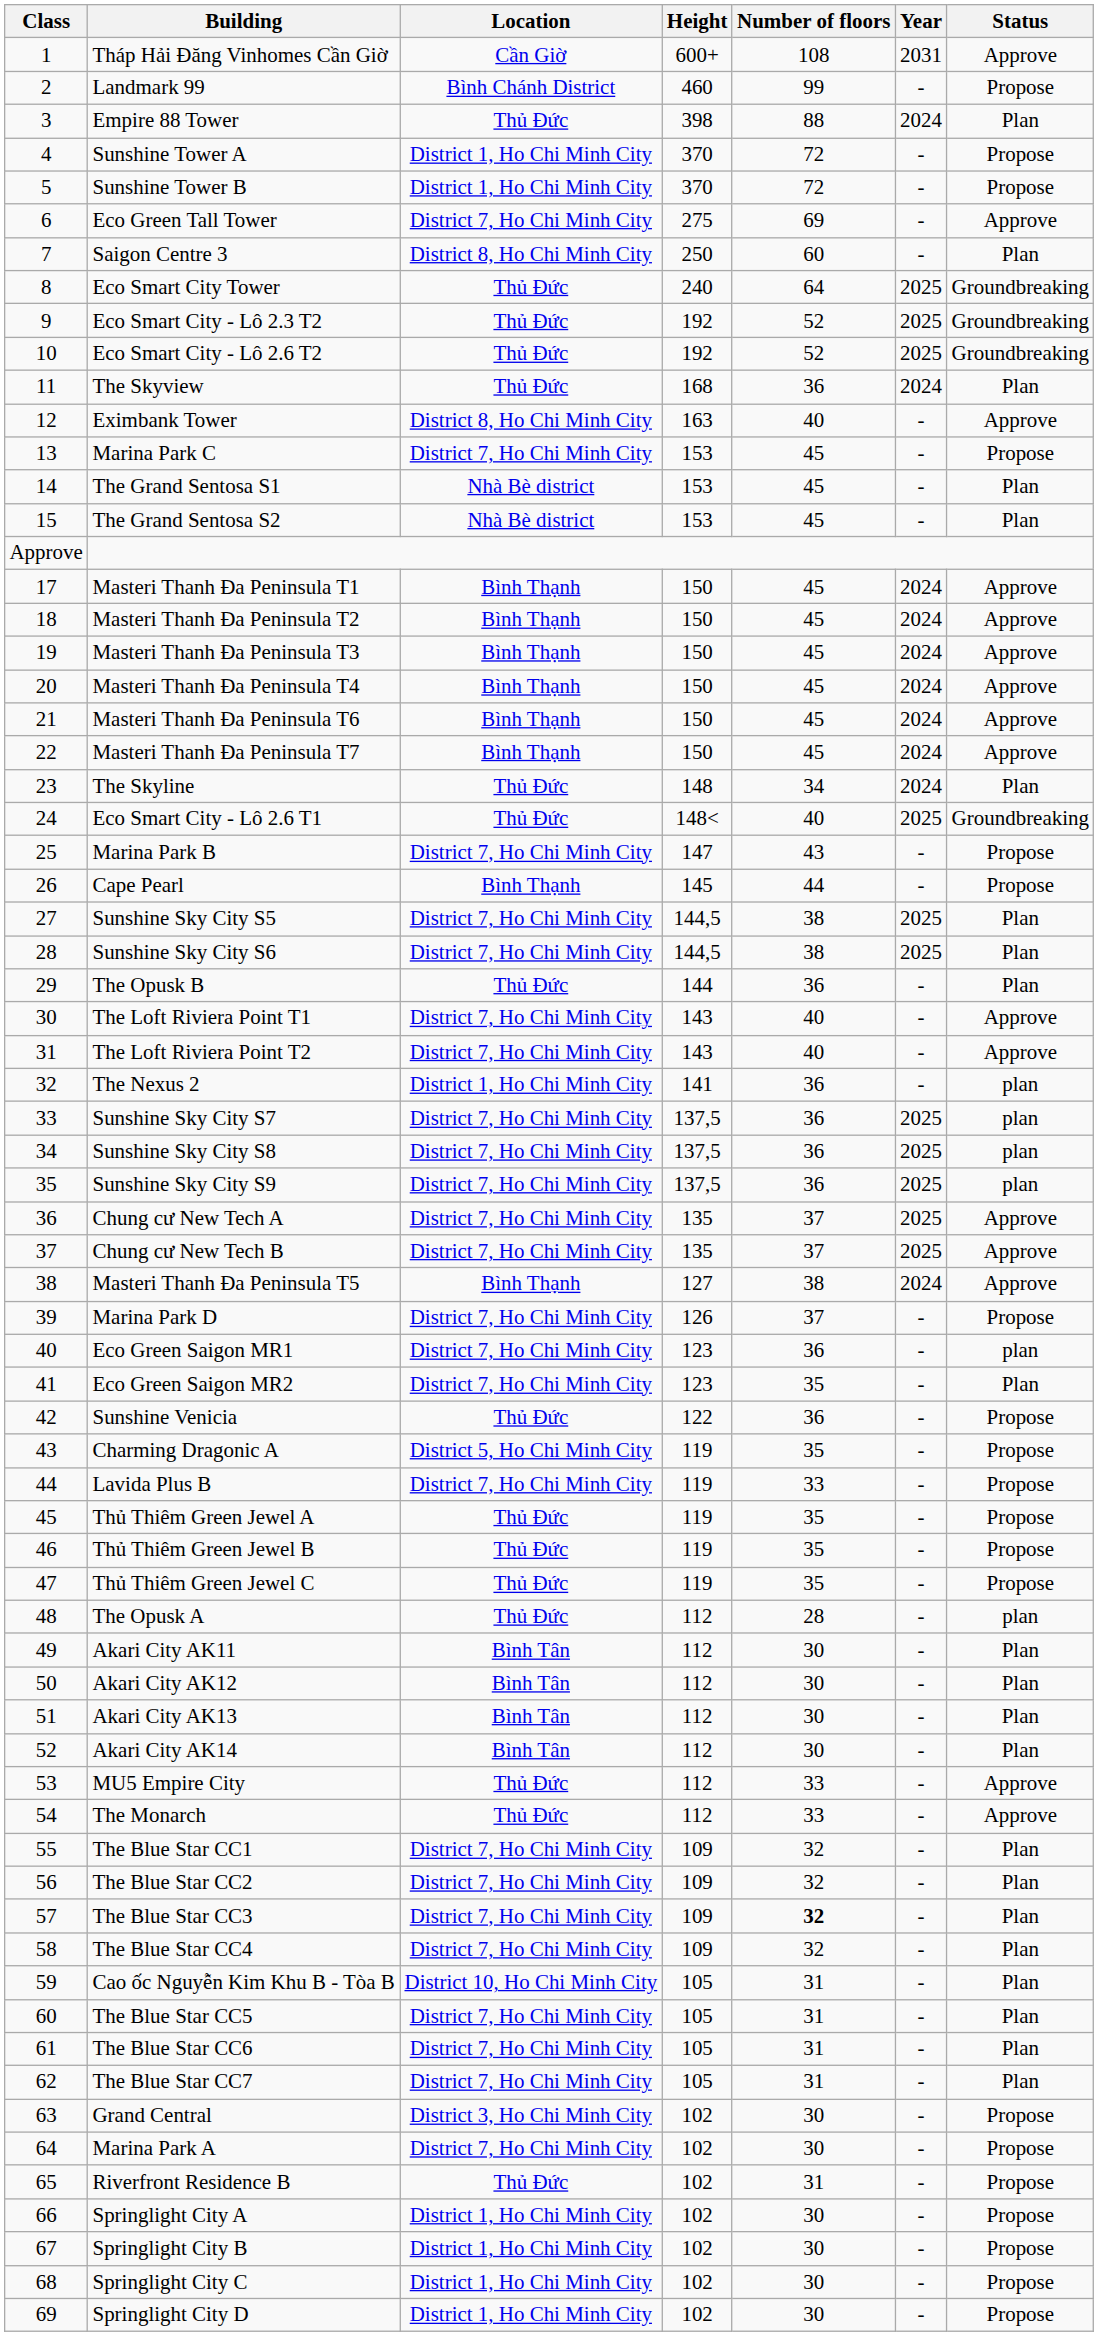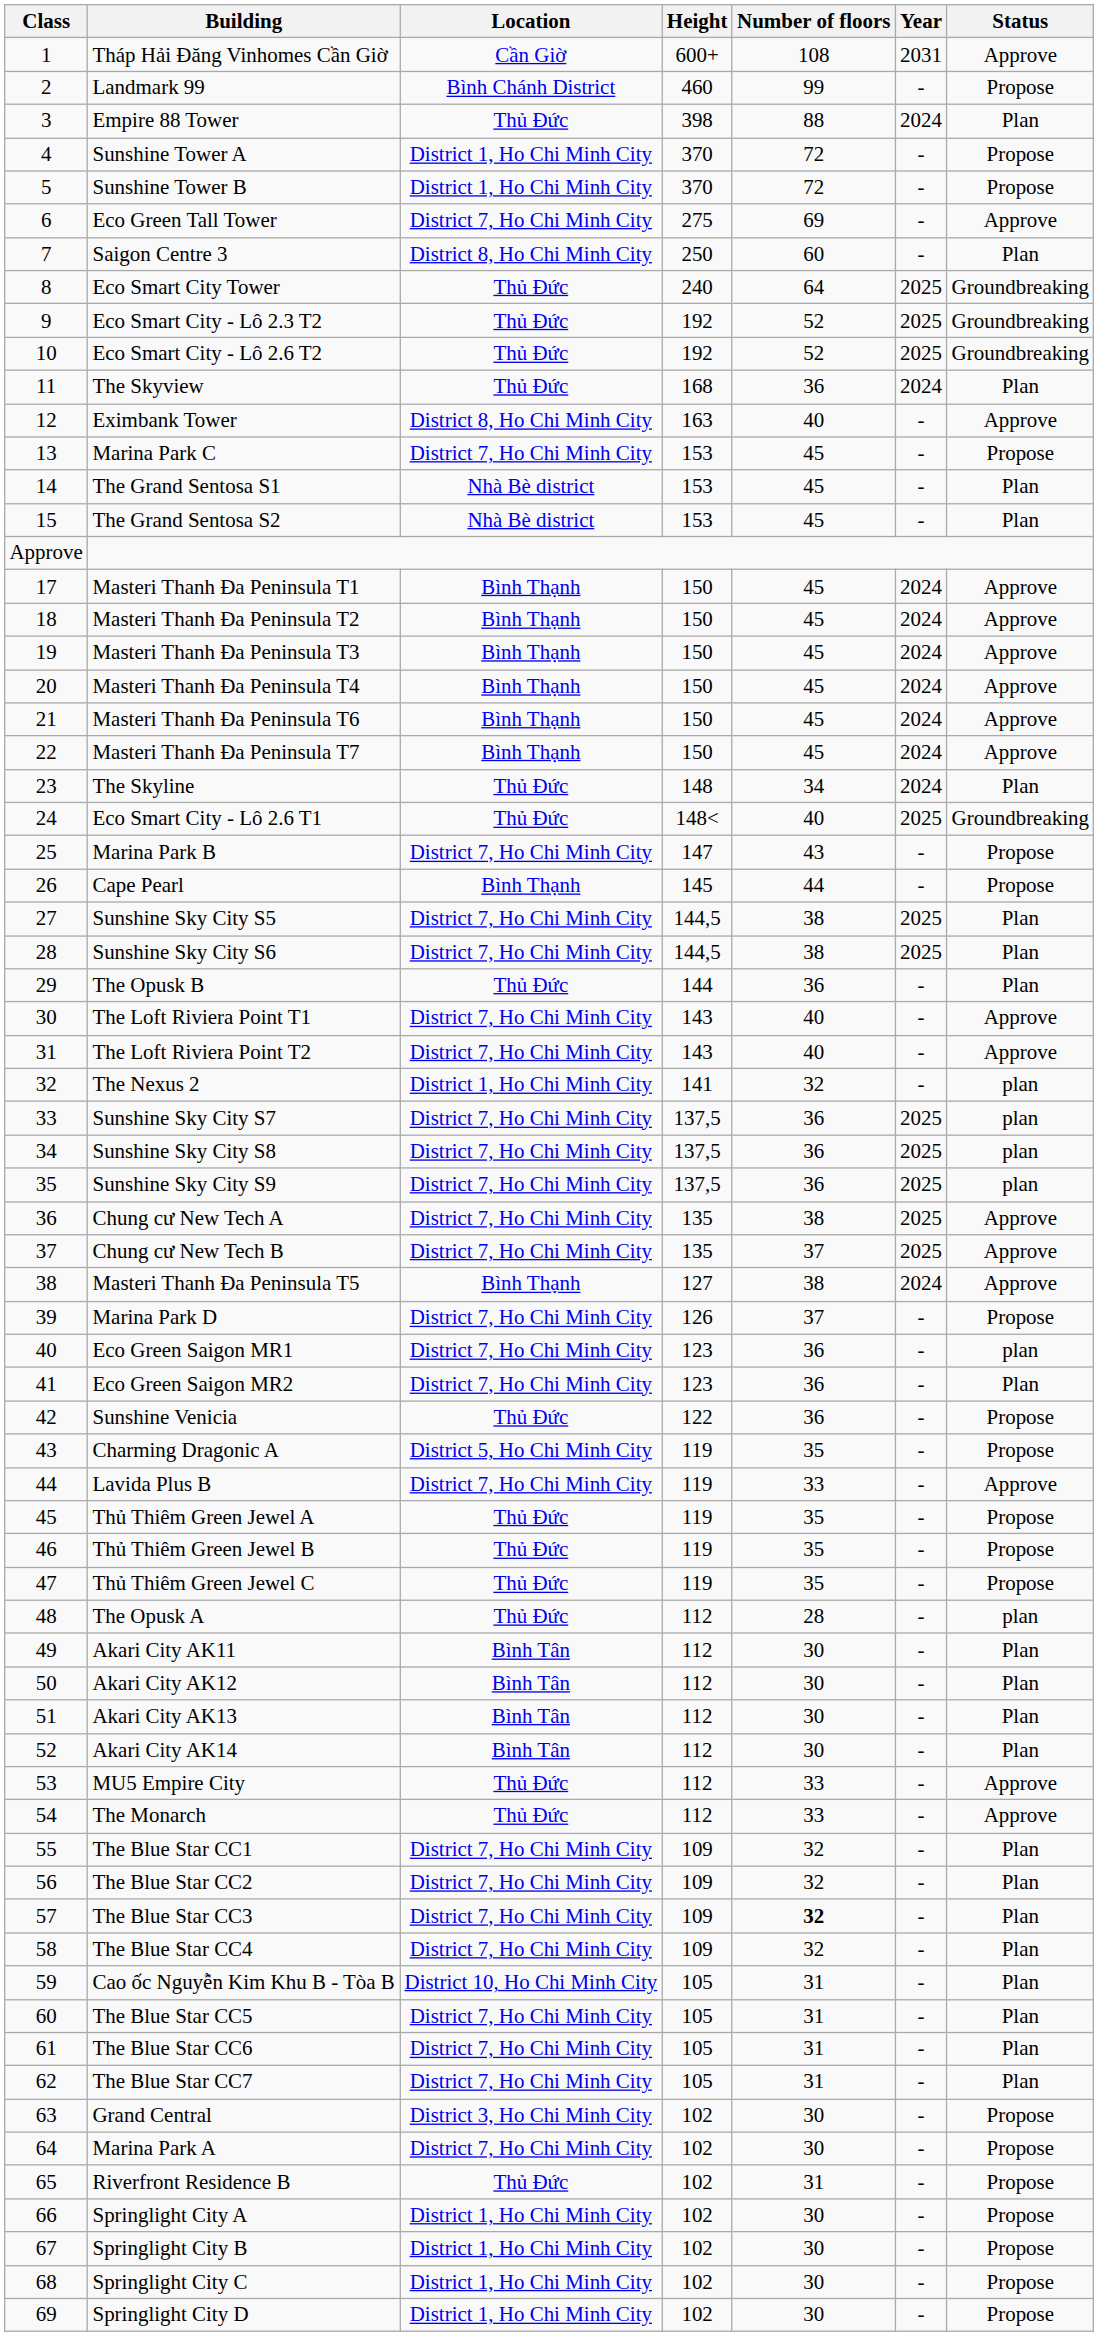(814, 1084) 36 -> (814, 1084) 32
(814, 1217) 37 -> (814, 1217) 38
(814, 1384) 35 -> (814, 1384) 36
(1020, 1483) Propose -> (1020, 1483) Approve
